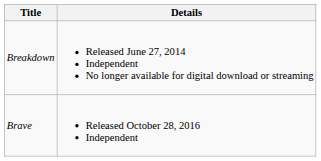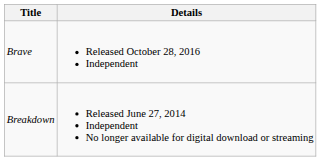rows swapped: (31, 58) <-> (19, 125)
